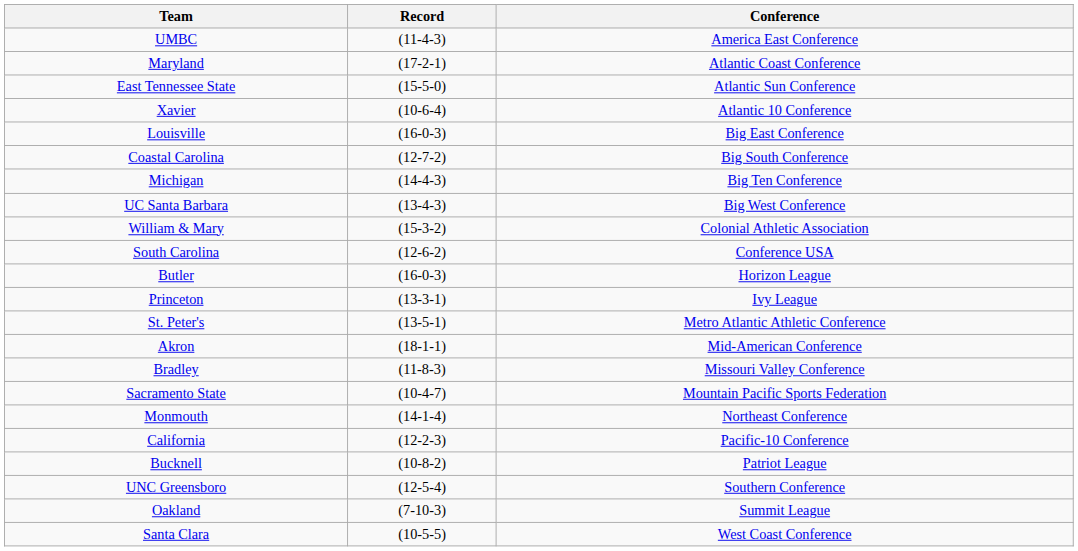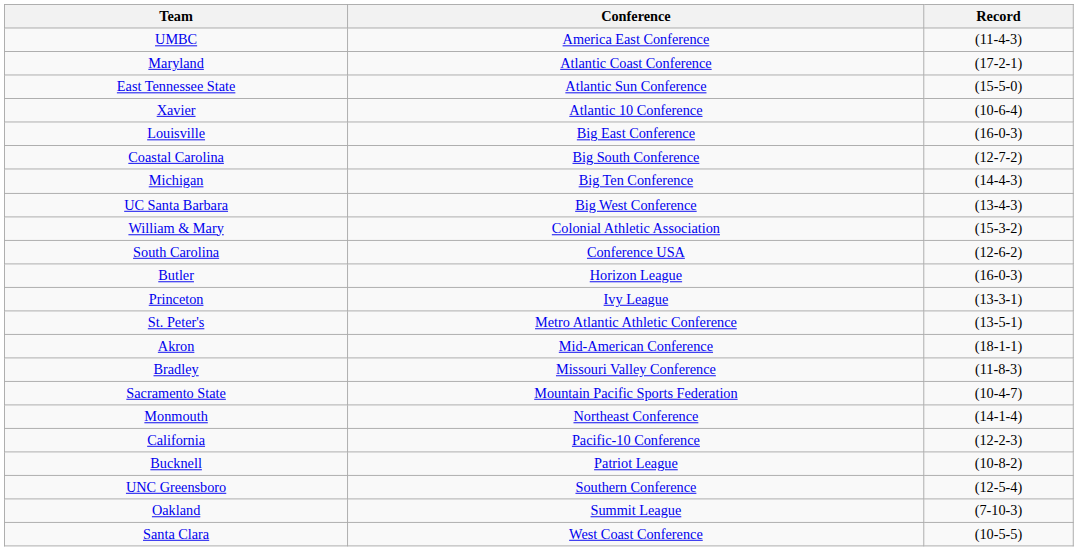columns swapped: (785, 16) <-> (422, 16)
